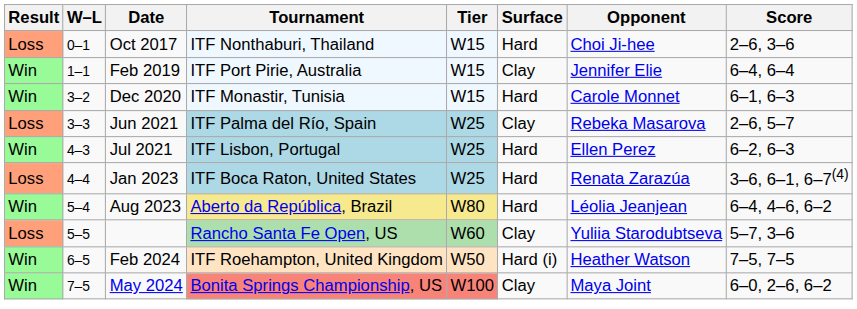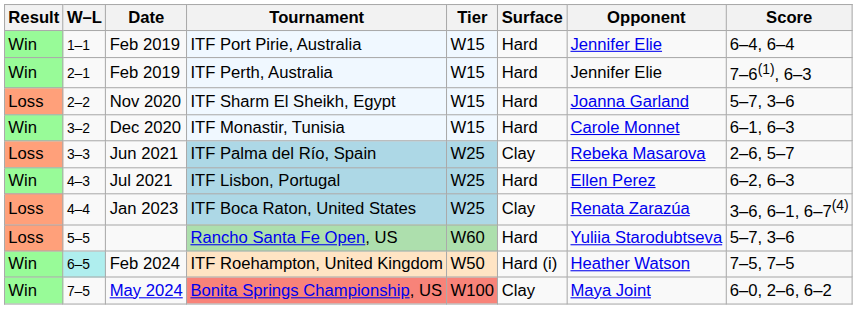- row: (282, 44)
(518, 70) Clay -> (520, 44) Hard
+ row: (262, 72)
+ row: (293, 101)
(520, 178) Hard -> (518, 209) Clay
- row: (291, 206)
(518, 233) Clay -> (520, 237) Hard
(78, 260) no background -> (78, 265) paleturquoise background
